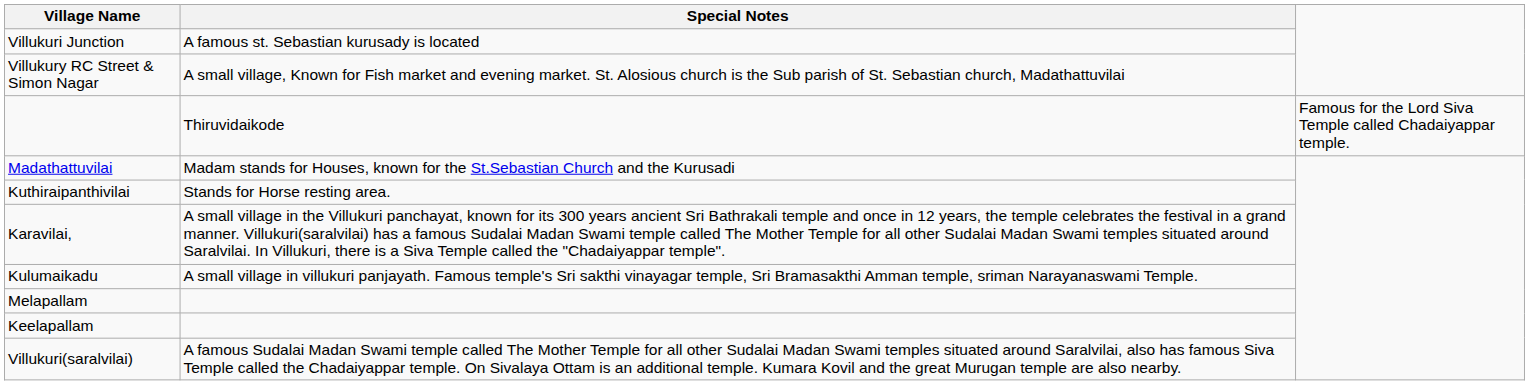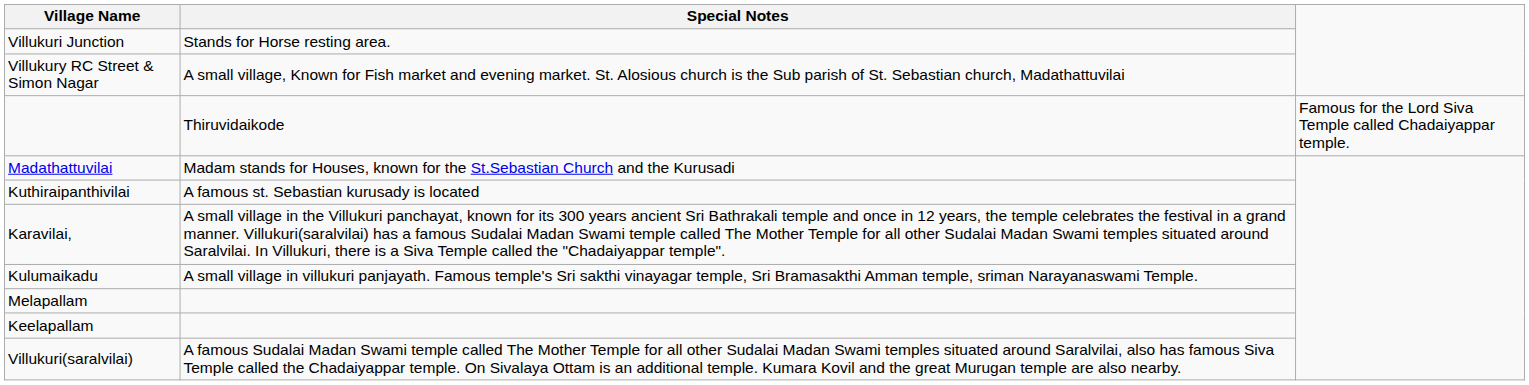(331, 41) A famous st. Sebastian kurusady is located -> (287, 41) Stands for Horse resting area.
(287, 192) Stands for Horse resting area. -> (331, 192) A famous st. Sebastian kurusady is located
